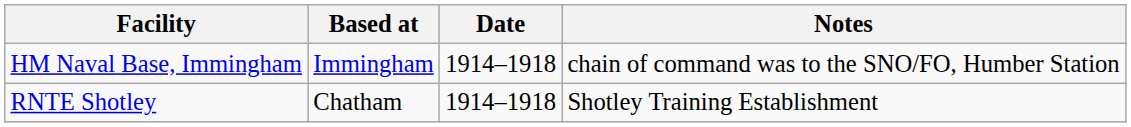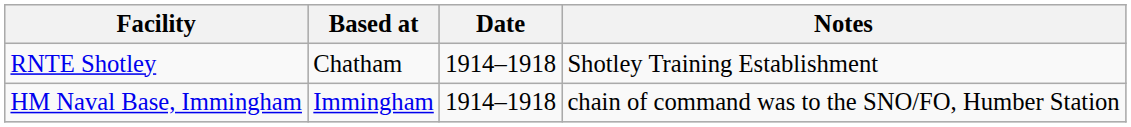rows swapped: (156, 63) <-> (83, 102)
